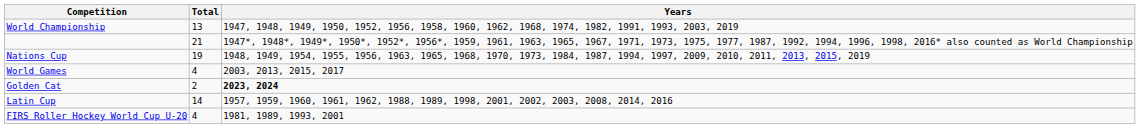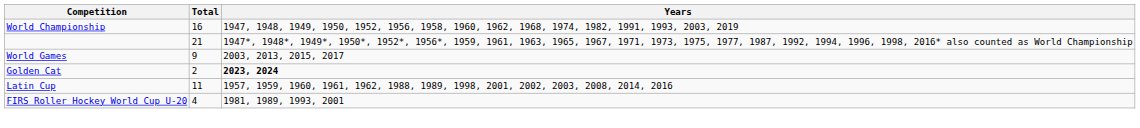(197, 27) 13 -> (197, 27) 16
- row: (37, 56)
(194, 71) 4 -> (194, 56) 9
(197, 101) 14 -> (197, 86) 11
